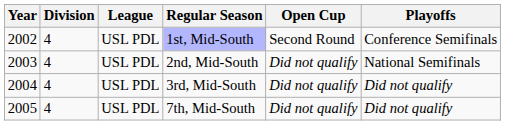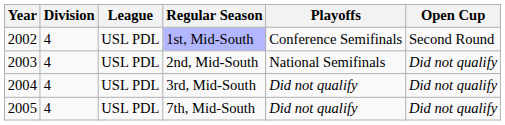columns swapped: (431, 16) <-> (313, 16)
